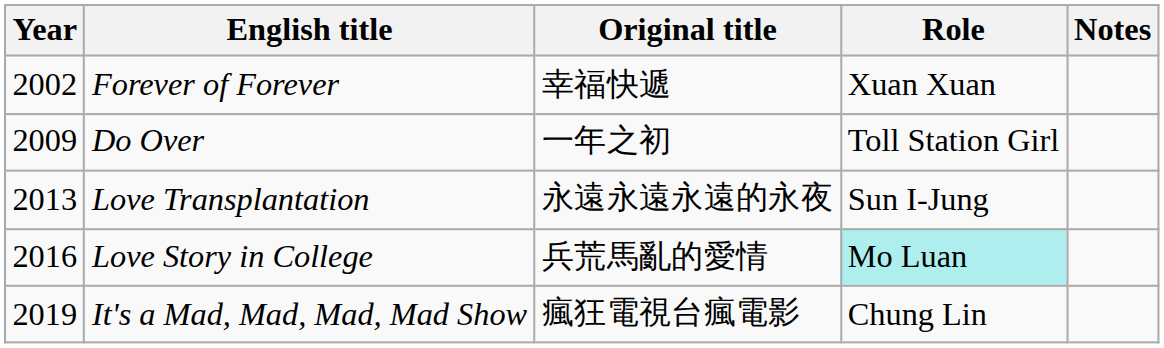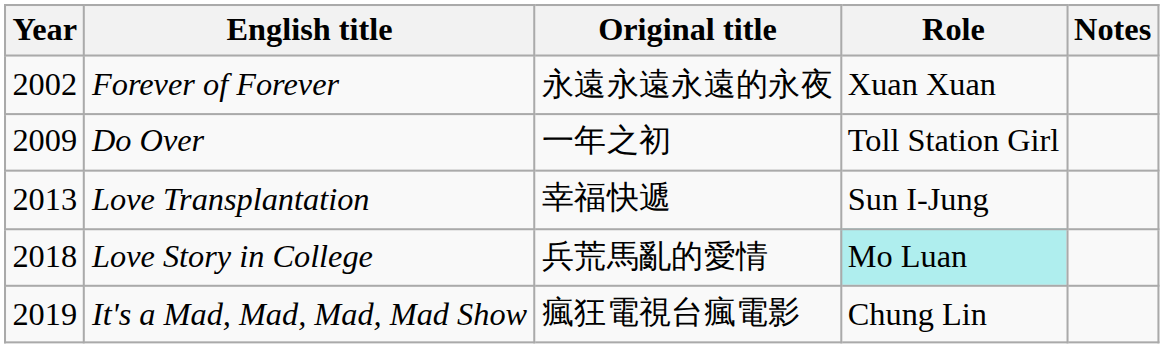(607, 83) 幸福快遞 -> (687, 83) 永遠永遠永遠的永夜
(687, 198) 永遠永遠永遠的永夜 -> (607, 198) 幸福快遞
(45, 256) 2016 -> (45, 256) 2018
